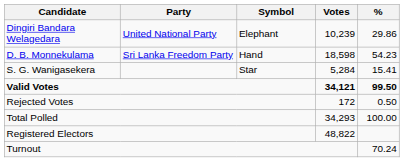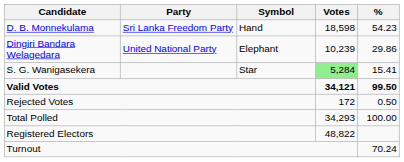rows swapped: (50, 54) <-> (41, 33)
(343, 70) no background -> (343, 70) lightgreen background
